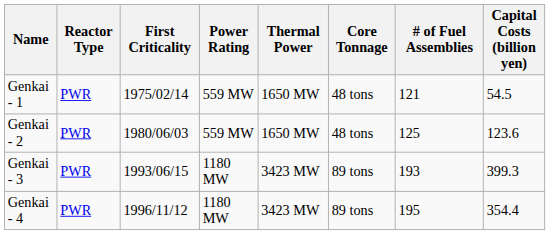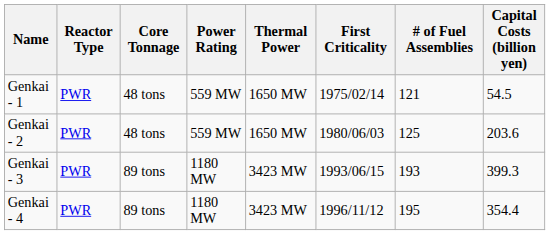columns swapped: (160, 39) <-> (362, 39)
(503, 133) 123.6 -> (503, 133) 203.6
